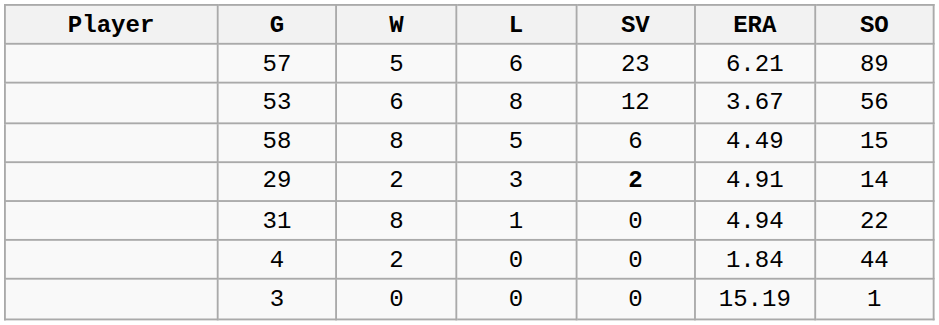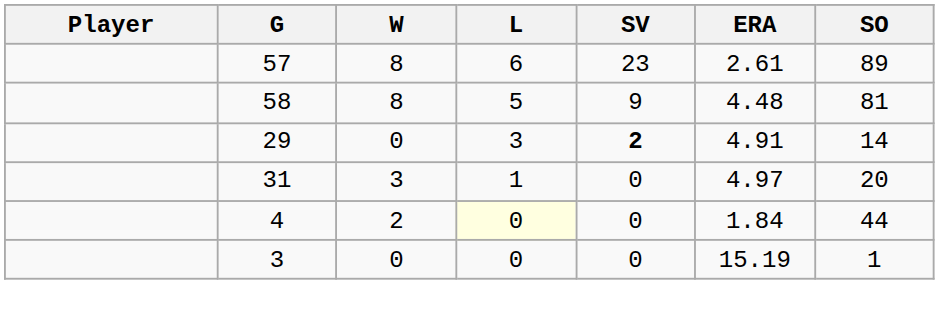(396, 64) 5 -> (396, 64) 8
(755, 64) 6.21 -> (755, 64) 2.61
- row: (277, 103)
(635, 142) 6 -> (635, 103) 9
(755, 142) 4.49 -> (755, 103) 4.48
(874, 142) 15 -> (874, 103) 81
(396, 181) 2 -> (396, 142) 0
(396, 221) 8 -> (396, 181) 3
(755, 221) 4.94 -> (755, 181) 4.97
(874, 221) 22 -> (874, 181) 20
(516, 260) no background -> (516, 221) lightyellow background
